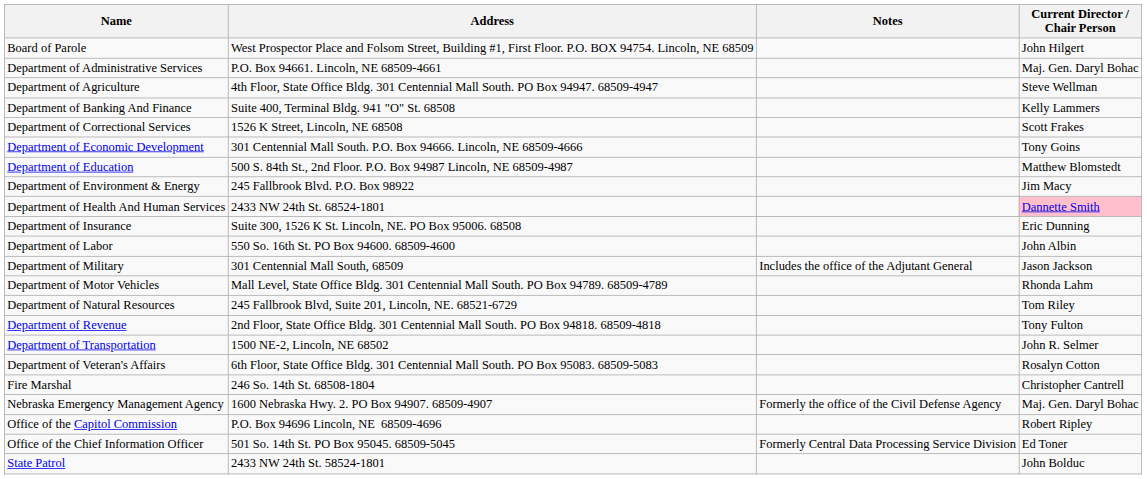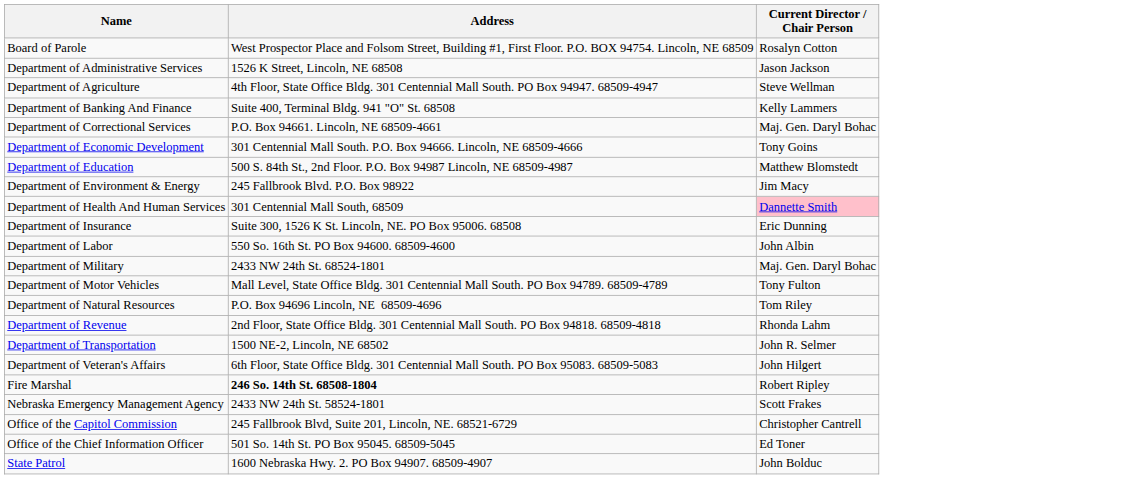- column: (888, 21)
(1053, 48) John Hilgert -> (798, 48) Rosalyn Cotton
(336, 68) P.O. Box 94661. Lincoln, NE 68509-4661 -> (317, 68) 1526 K Street, Lincoln, NE 68508
(1080, 68) Maj. Gen. Daryl Bohac -> (794, 68) Jason Jackson
(317, 127) 1526 K Street, Lincoln, NE 68508 -> (336, 127) P.O. Box 94661. Lincoln, NE 68509-4661
(1053, 127) Scott Frakes -> (818, 127) Maj. Gen. Daryl Bohac
(308, 206) 2433 NW 24th St. 68524-1801 -> (317, 206) 301 Centennial Mall South, 68509
(317, 265) 301 Centennial Mall South, 68509 -> (308, 265) 2433 NW 24th St. 68524-1801
(1057, 265) Jason Jackson -> (818, 265) Maj. Gen. Daryl Bohac
(1057, 285) Rhonda Lahm -> (790, 285) Tony Fulton
(374, 305) 245 Fallbrook Blvd, Suite 201, Lincoln, NE. 68521-6729 -> (336, 305) P.O. Box 94696 Lincoln, NE 68509-4696
(1052, 325) Tony Fulton -> (795, 325) Rhonda Lahm
(1061, 364) Rosalyn Cotton -> (790, 364) John Hilgert
(303, 384) normal -> (304, 384) bold
(1073, 384) Christopher Cantrell -> (794, 384) Robert Ripley
(362, 404) 1600 Nebraska Hwy. 2. PO Box 94907. 68509-4907 -> (308, 404) 2433 NW 24th St. 58524-1801
(1080, 404) Maj. Gen. Daryl Bohac -> (790, 404) Scott Frakes
(336, 424) P.O. Box 94696 Lincoln, NE 68509-4696 -> (374, 424) 245 Fallbrook Blvd, Suite 201, Lincoln, NE. 68521-6729
(1057, 424) Robert Ripley -> (810, 424) Christopher Cantrell
(308, 463) 2433 NW 24th St. 58524-1801 -> (362, 463) 1600 Nebraska Hwy. 2. PO Box 94907. 68509-4907
